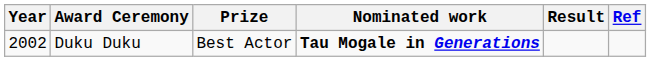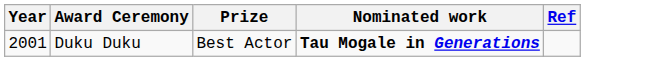- column: (576, 18)
(28, 44) 2002 -> (28, 44) 2001
